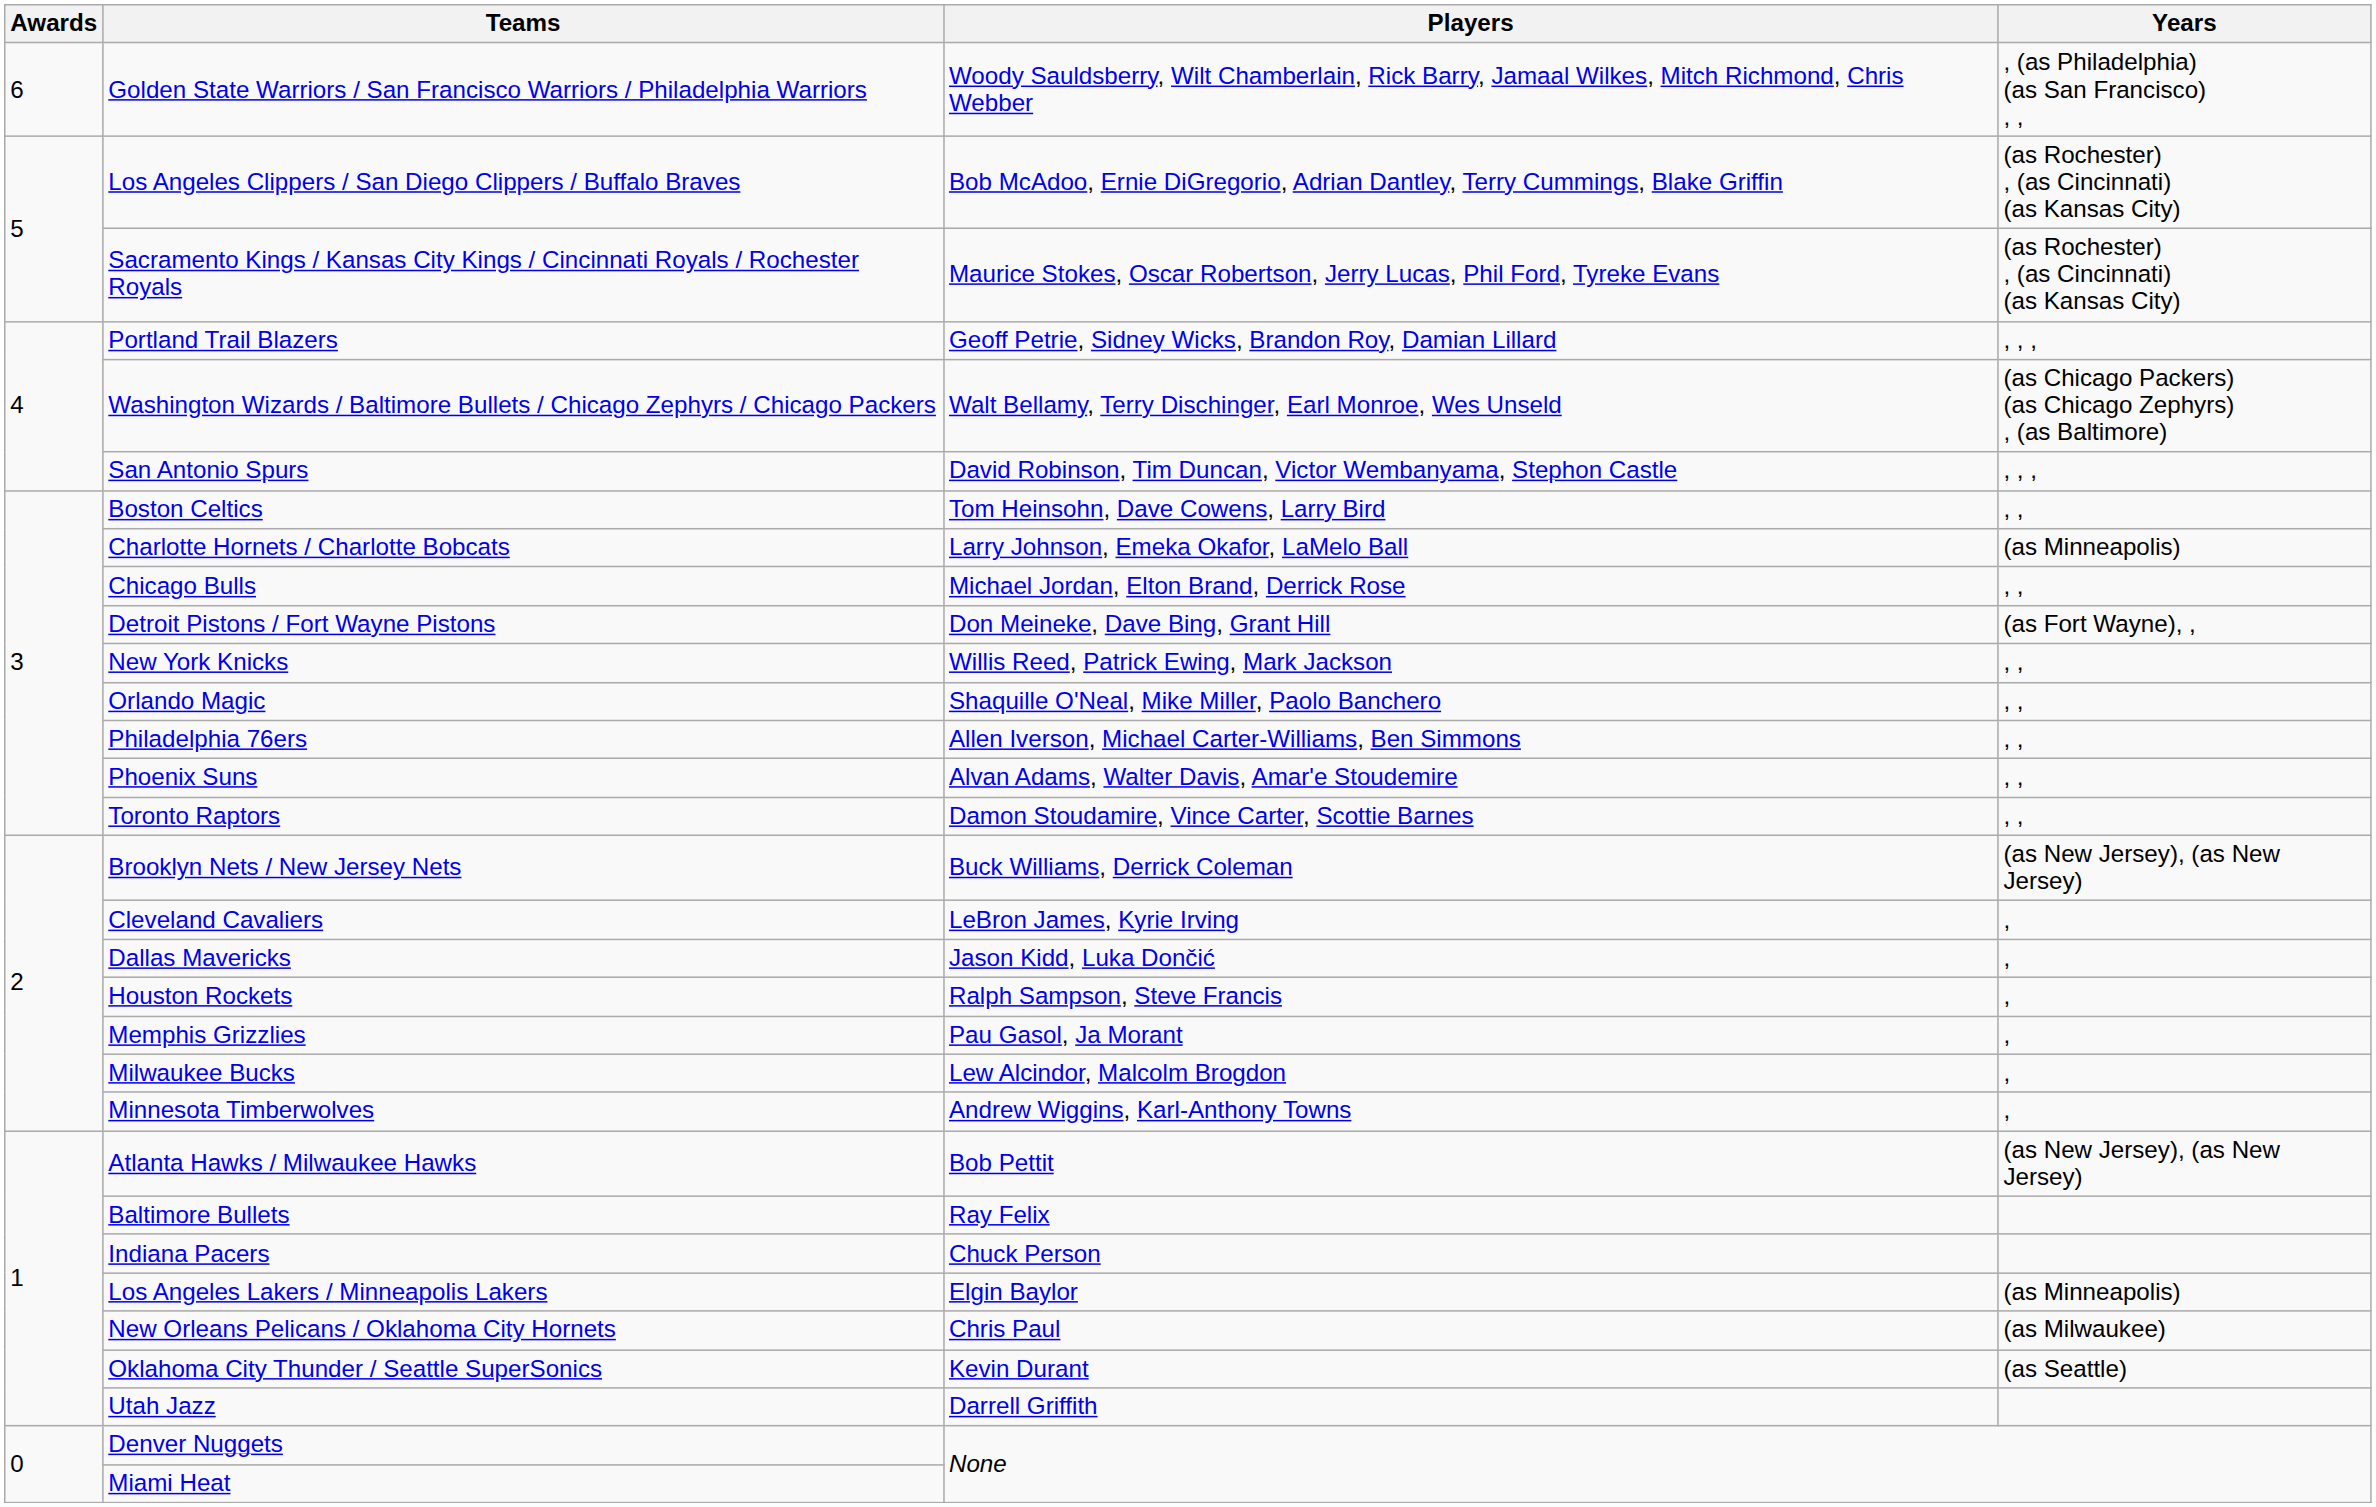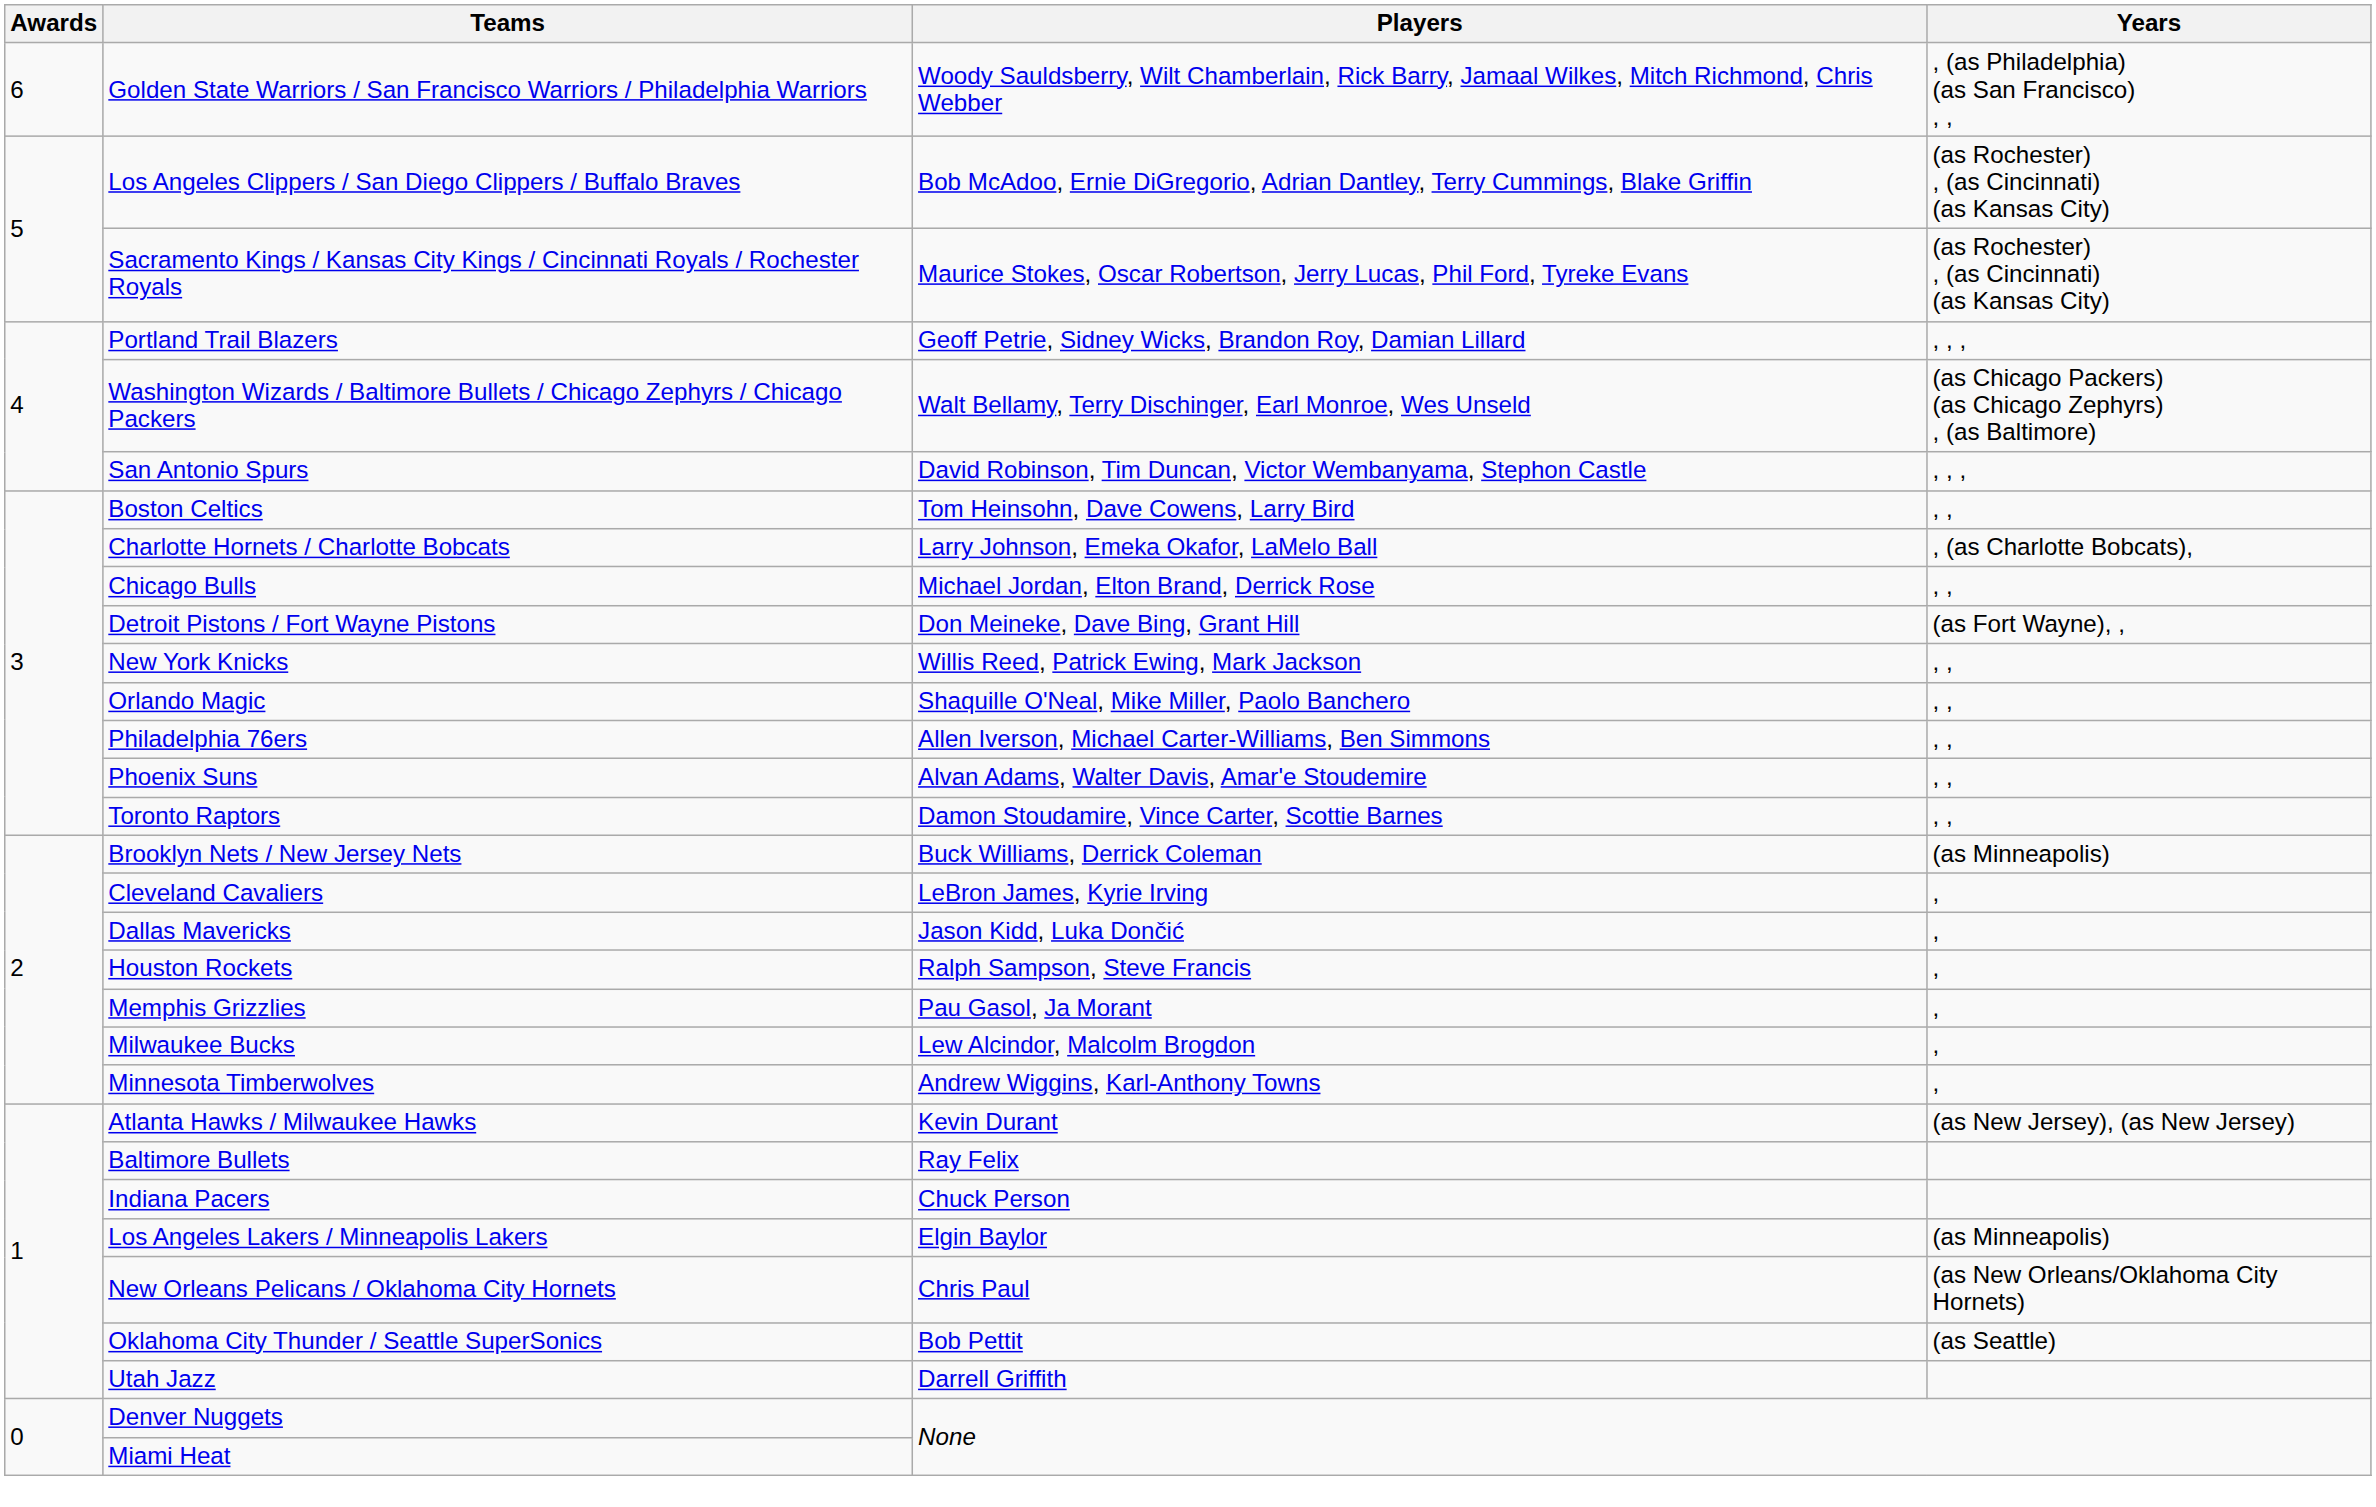(2092, 547) (as Minneapolis) -> (2063, 547) , (as Charlotte Bobcats),
(2142, 867) (as New Jersey), (as New Jersey) -> (2021, 854) (as Minneapolis)
(1001, 1163) Bob Pettit -> (988, 1122) Kevin Durant
(2085, 1329) (as Milwaukee) -> (2105, 1289) (as New Orleans/Oklahoma City Hornets)
(1019, 1368) Kevin Durant -> (970, 1341) Bob Pettit
